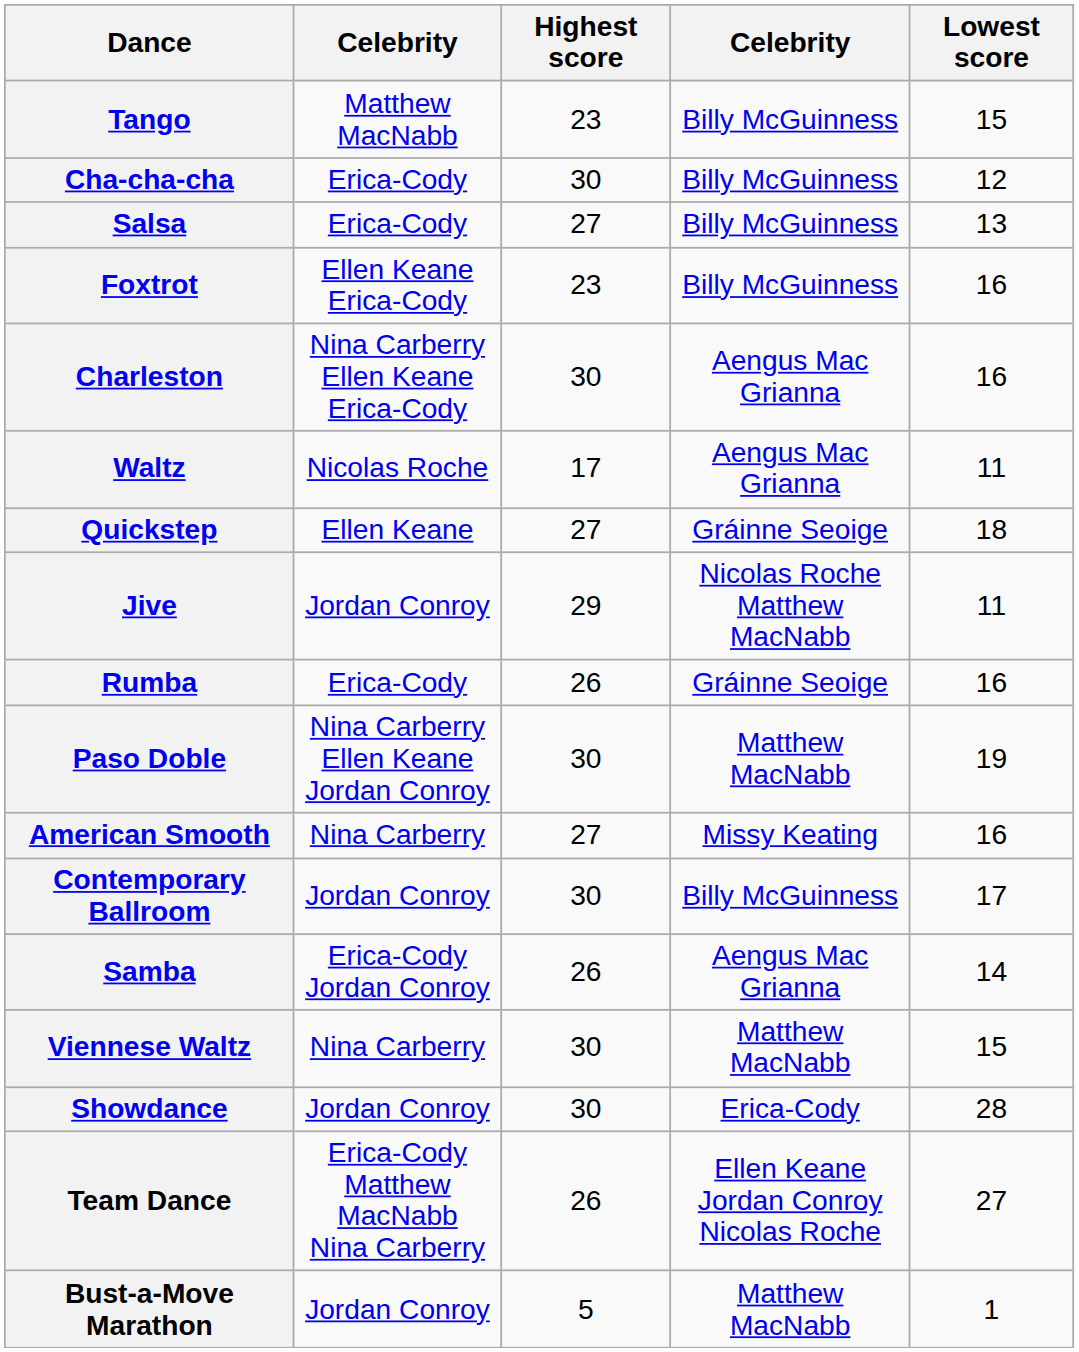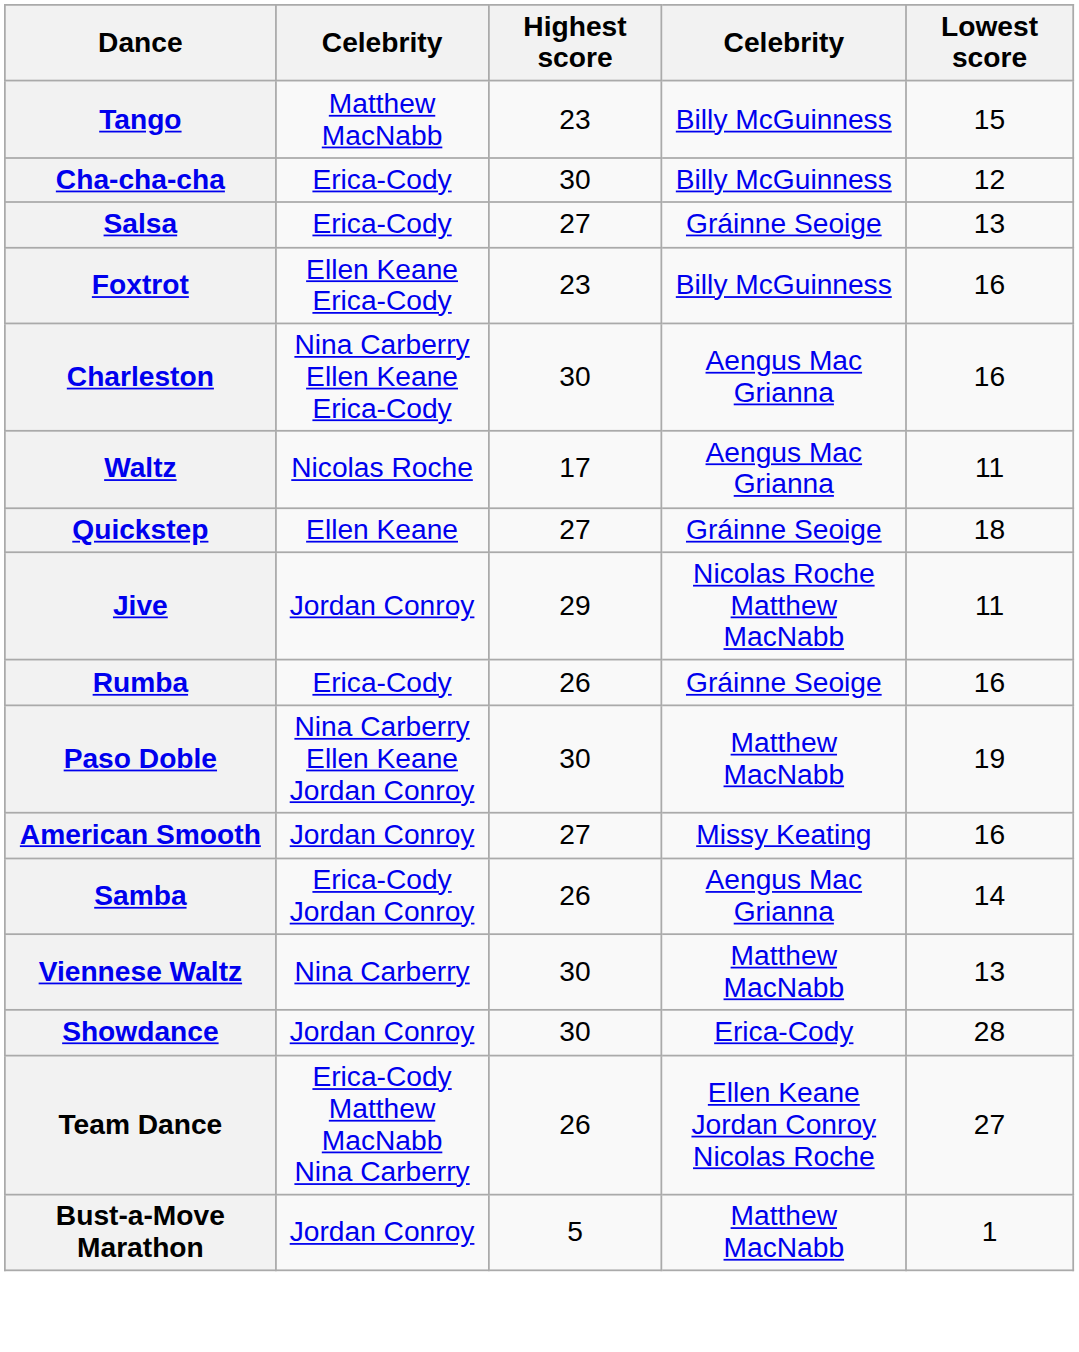(790, 224) Billy McGuinness -> (784, 224) Gráinne Seoige
(397, 834) Nina Carberry -> (382, 834) Jordan Conroy
- row: (149, 895)
(991, 1048) 15 -> (990, 971) 13
